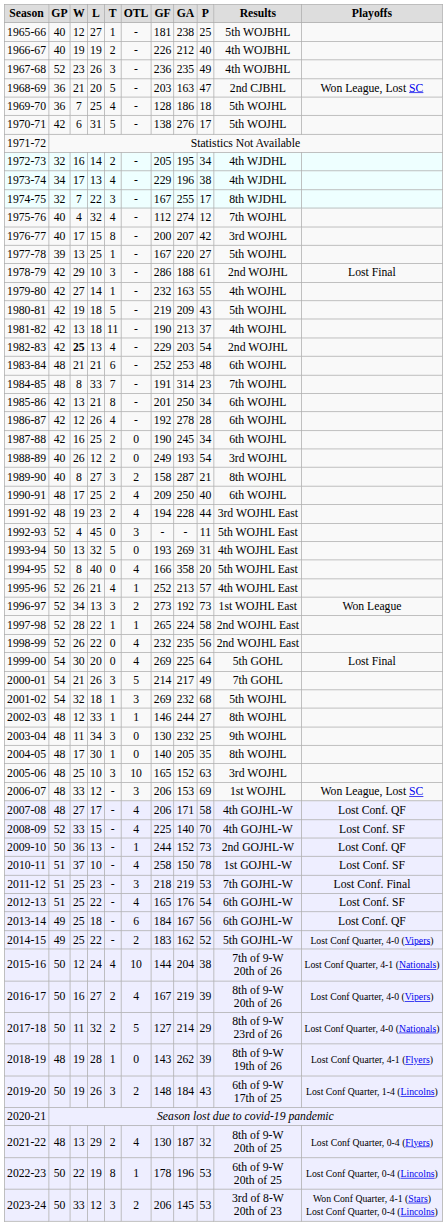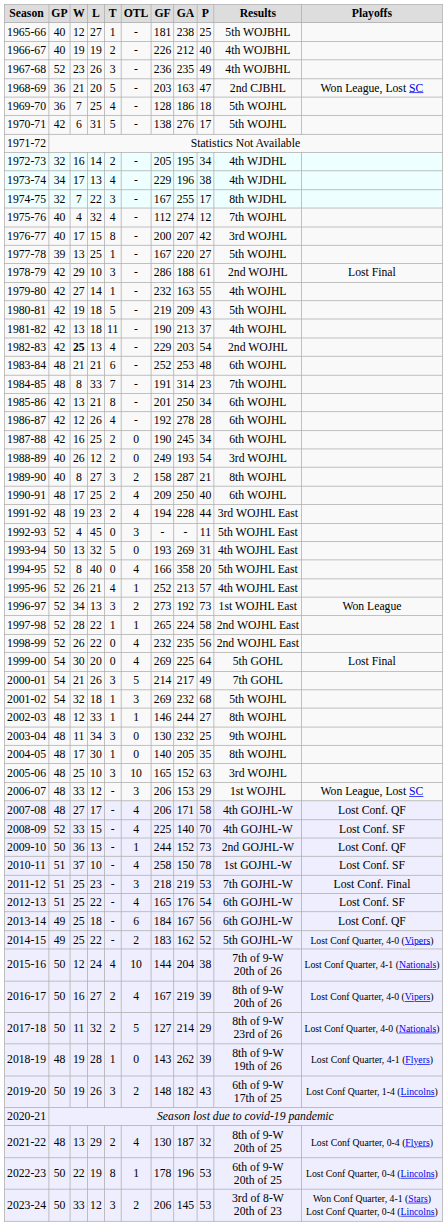(205, 791) 69 -> (205, 791) 29
(185, 1091) 184 -> (185, 1091) 182
